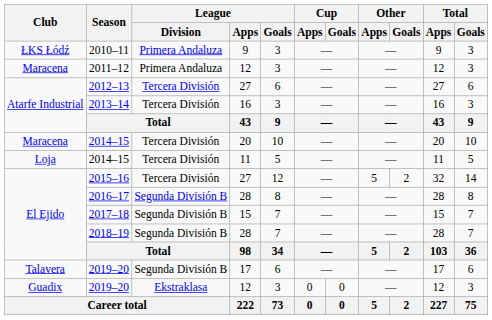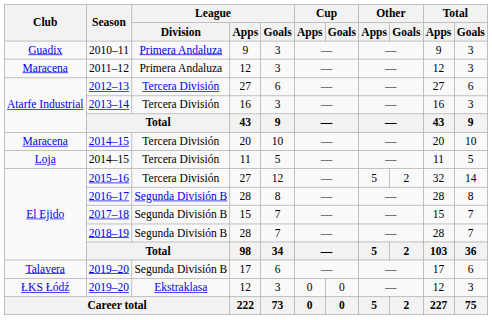(45, 50) ŁKS Łódź -> (45, 50) Guadix
(45, 287) Guadix -> (45, 287) ŁKS Łódź
